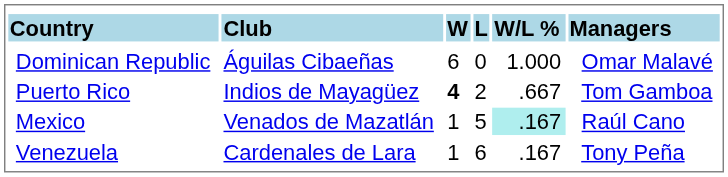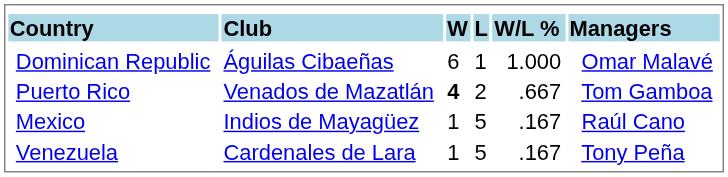(481, 61) 0 -> (481, 61) 1
(321, 91) Indios de Mayagüez -> (329, 91) Venados de Mazatlán
(329, 121) Venados de Mazatlán -> (321, 121) Indios de Mayagüez
(528, 121) paleturquoise background -> (528, 121) no background
(481, 152) 6 -> (481, 152) 5
